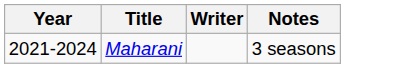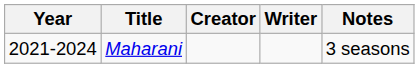+ column: (223, 19)
